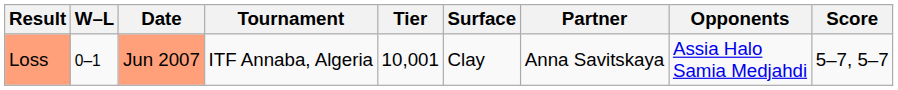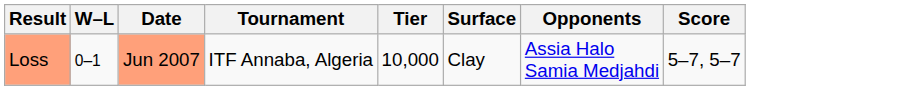- column: (595, 19)
(410, 59) 10,001 -> (410, 59) 10,000
